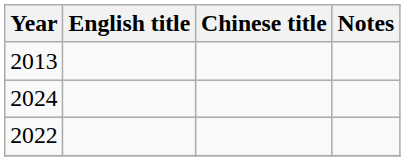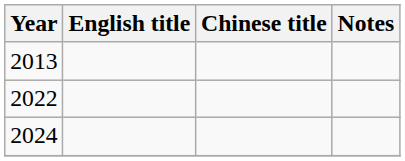rows swapped: (34, 135) <-> (34, 98)
